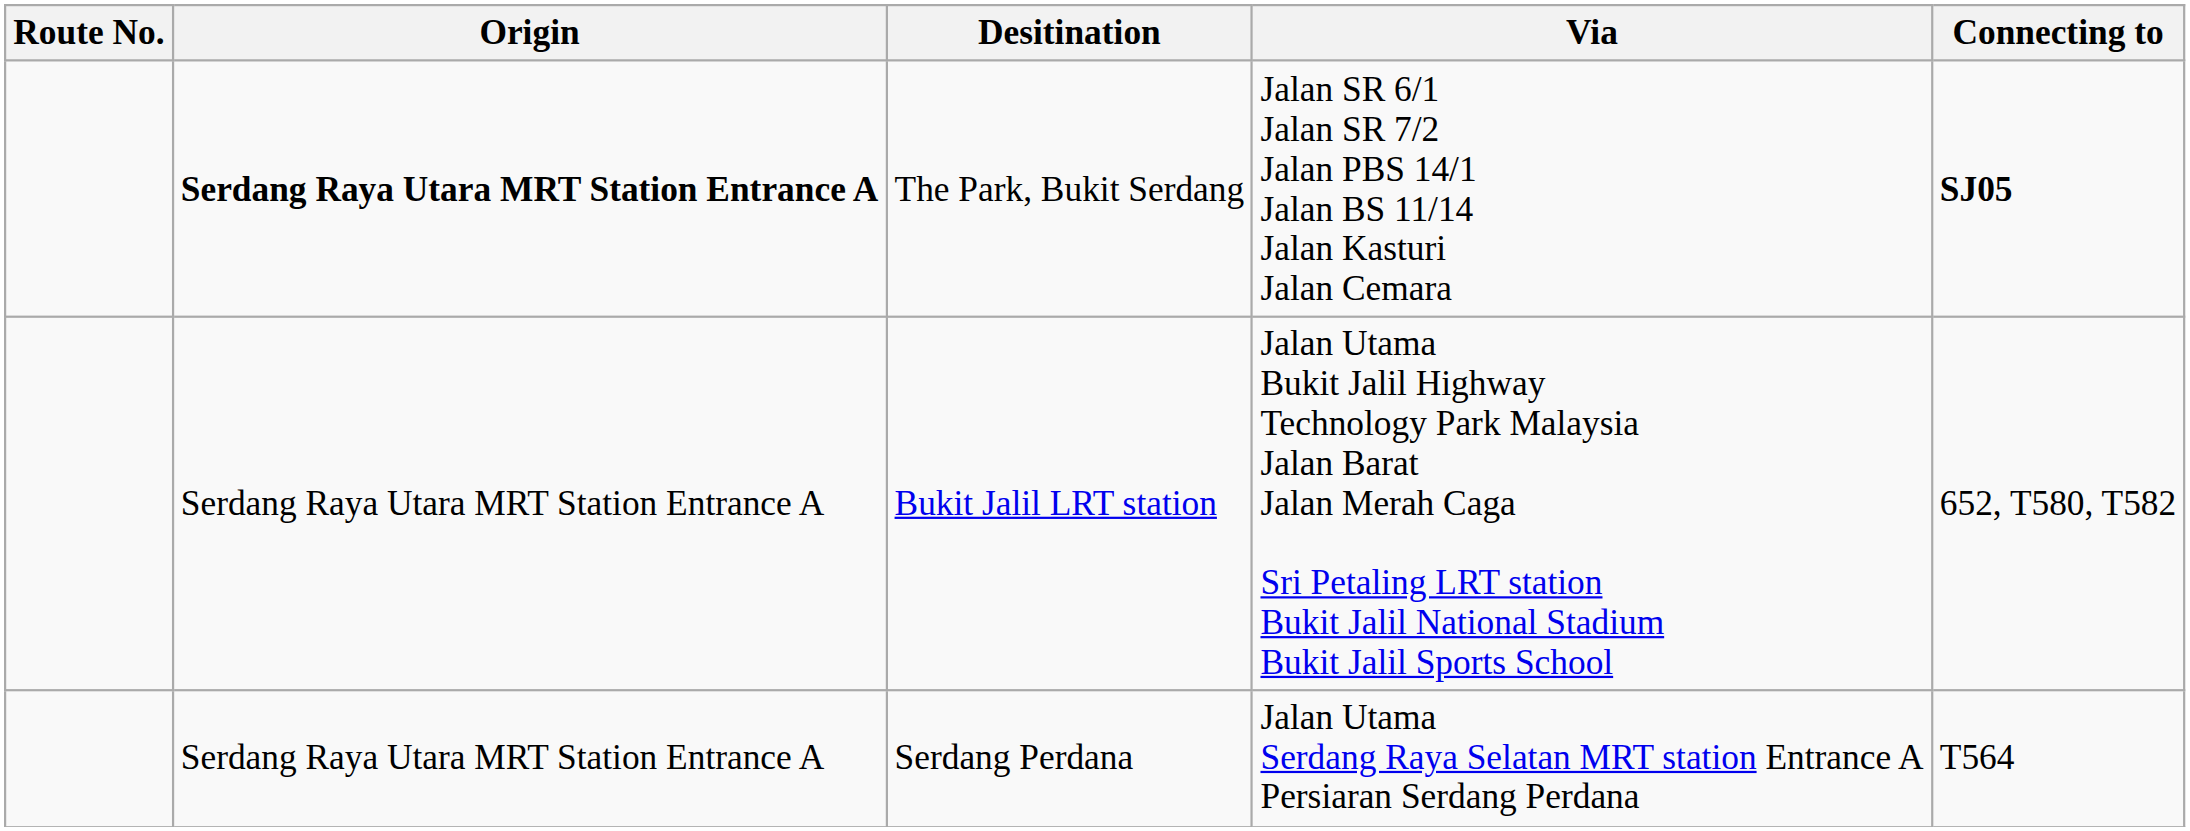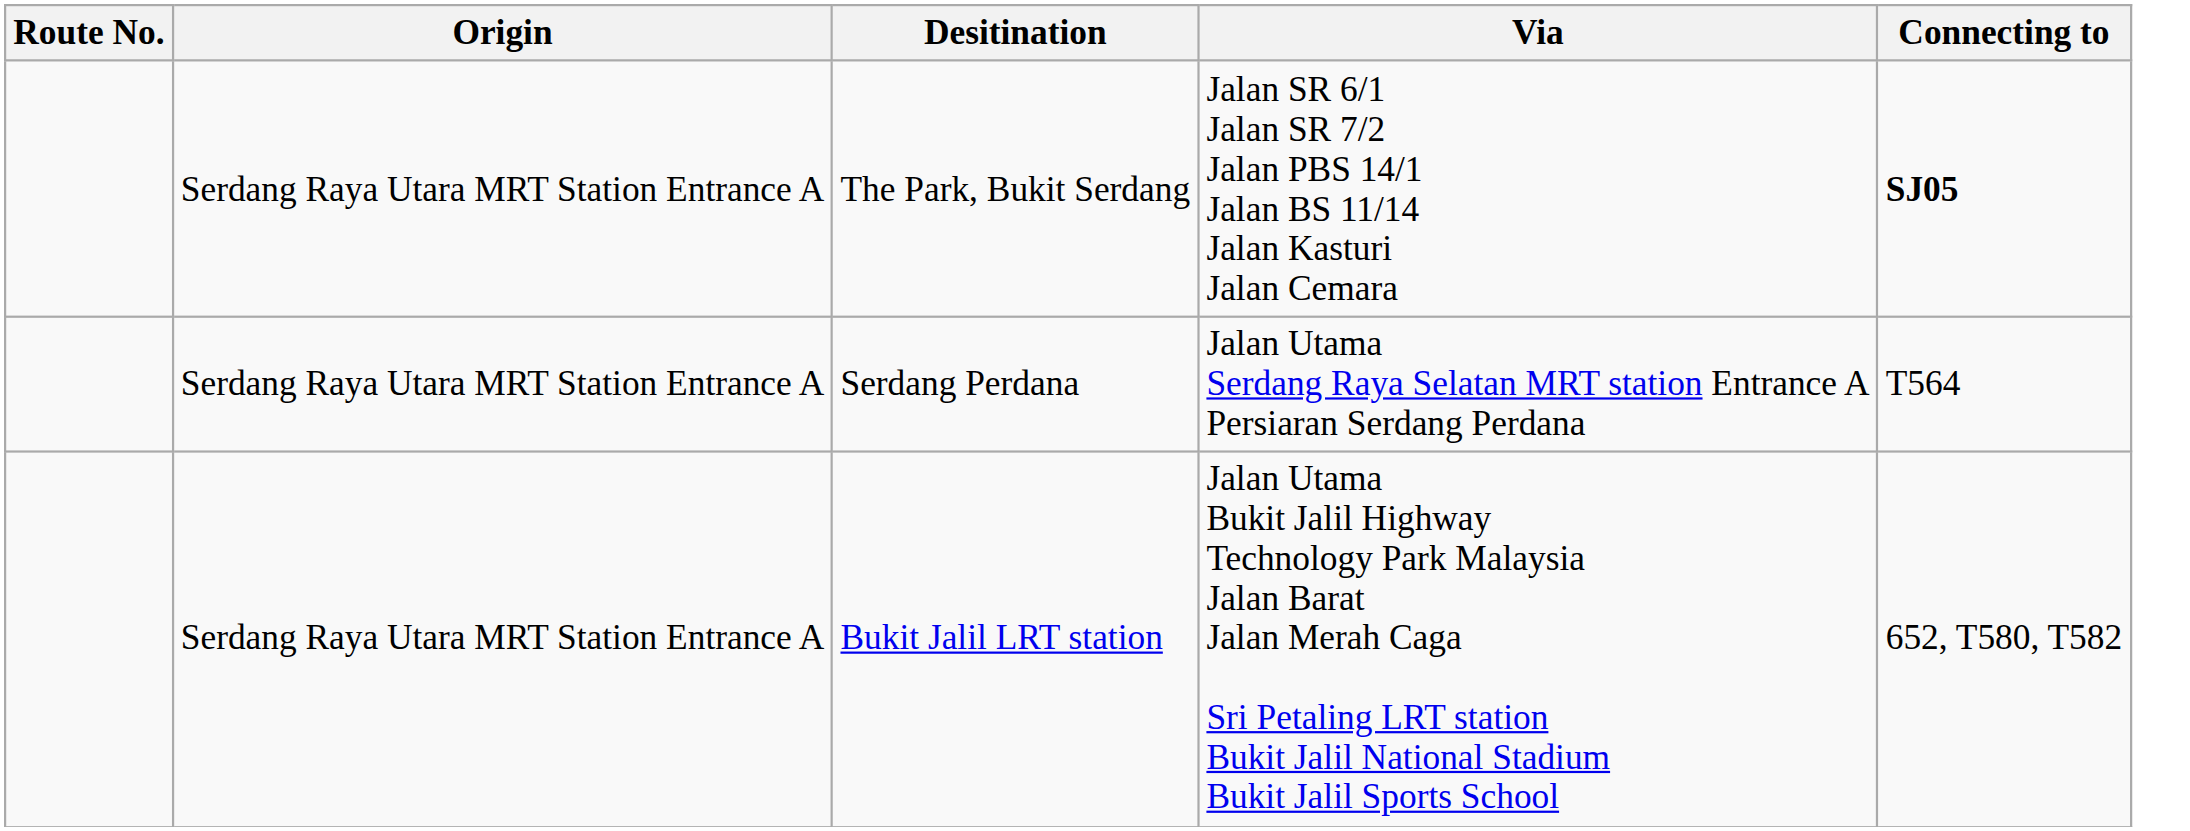(530, 188) bold -> (502, 188) normal
rows swapped: (1014, 757) <-> (1056, 502)
